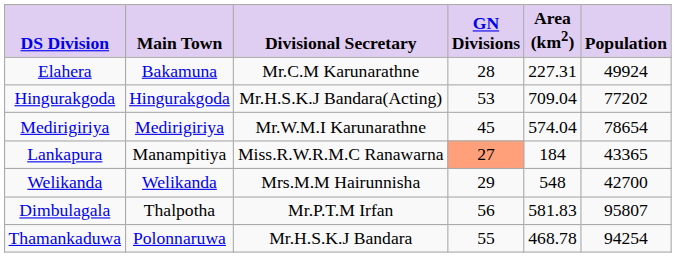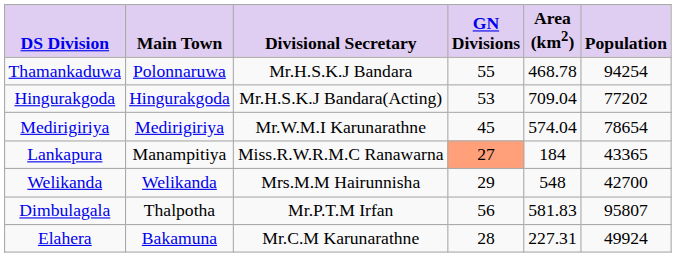rows swapped: (65, 238) <-> (65, 70)
